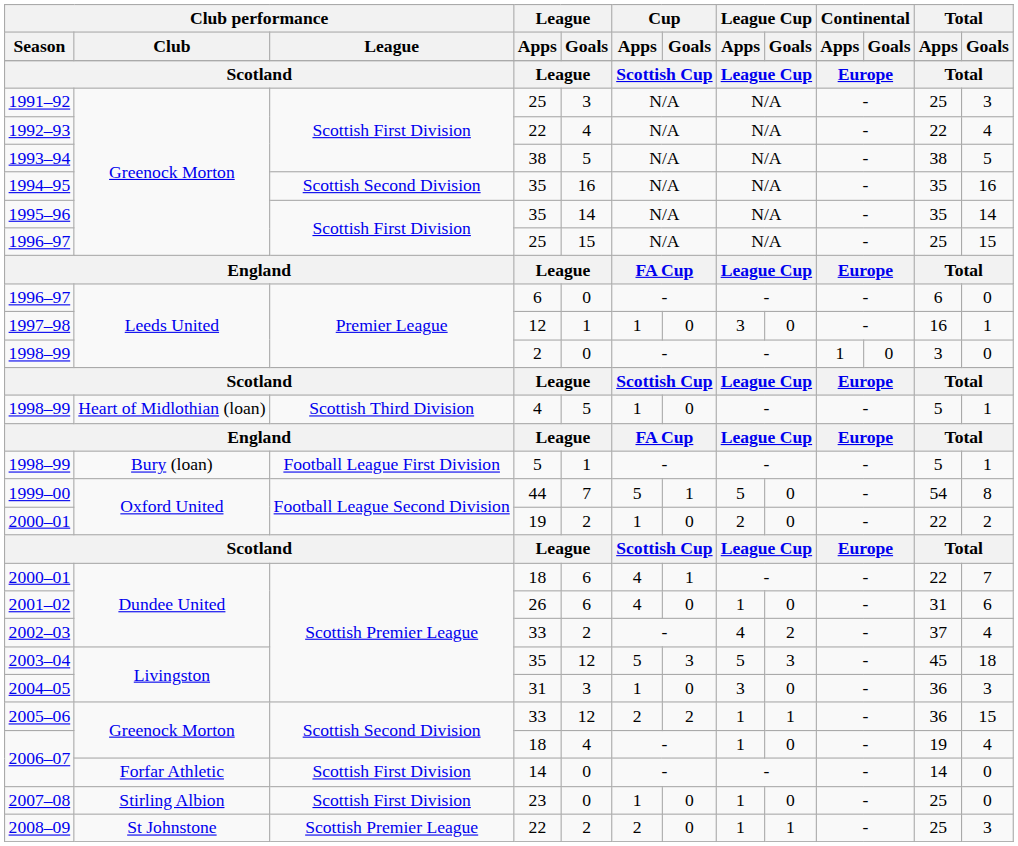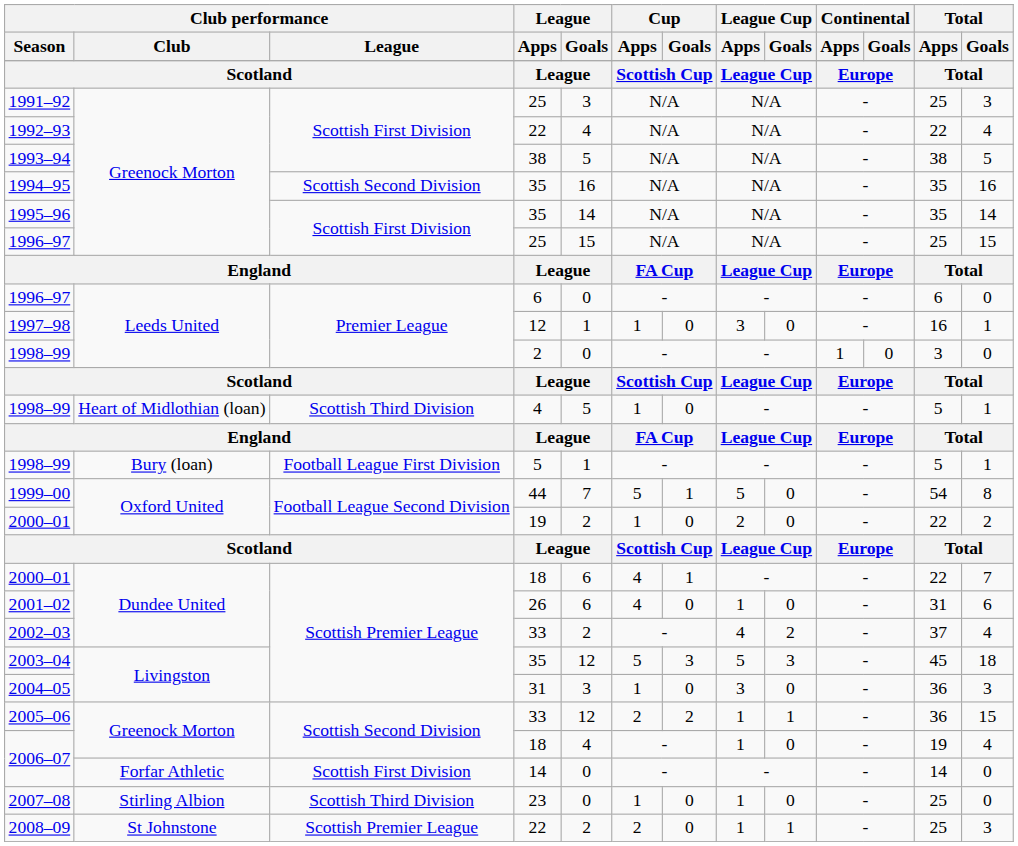(392, 800) Scottish First Division -> (392, 800) Scottish Third Division
